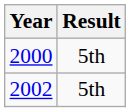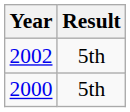rows swapped: (31, 55) <-> (31, 89)
